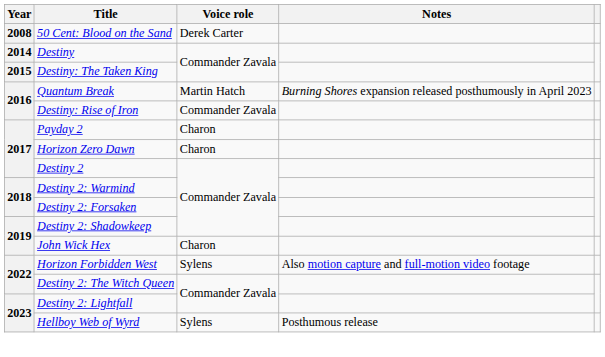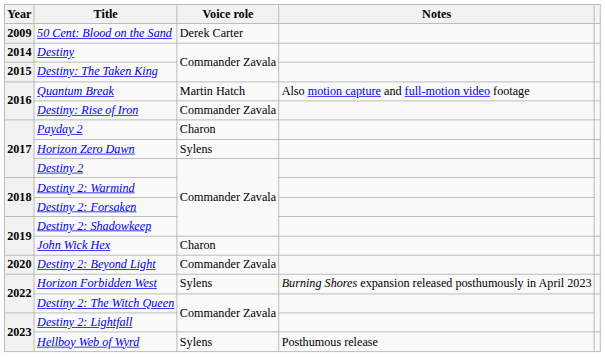(19, 33) 2008 -> (19, 33) 2009
(437, 91) Burning Shores expansion released posthumously in April 2023 -> (406, 91) Also motion capture and full-motion video footage
(198, 149) Charon -> (196, 149) Sylens
+ row: (96, 264)
(406, 264) Also motion capture and full-motion video footage -> (437, 284) Burning Shores expansion released posthumously in April 2023
